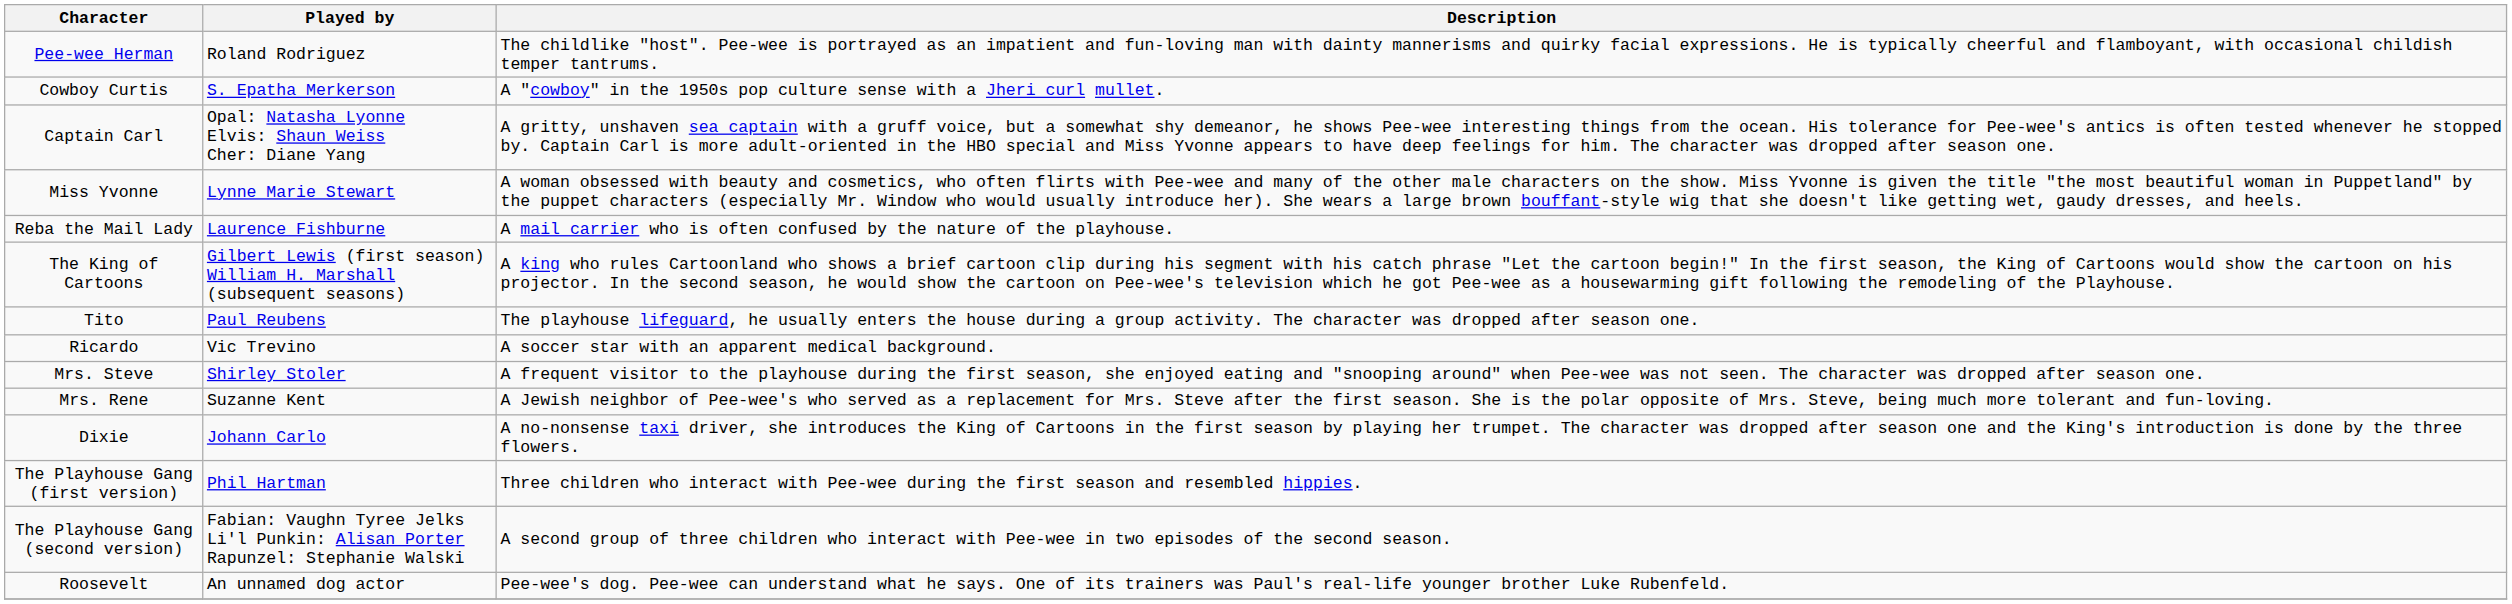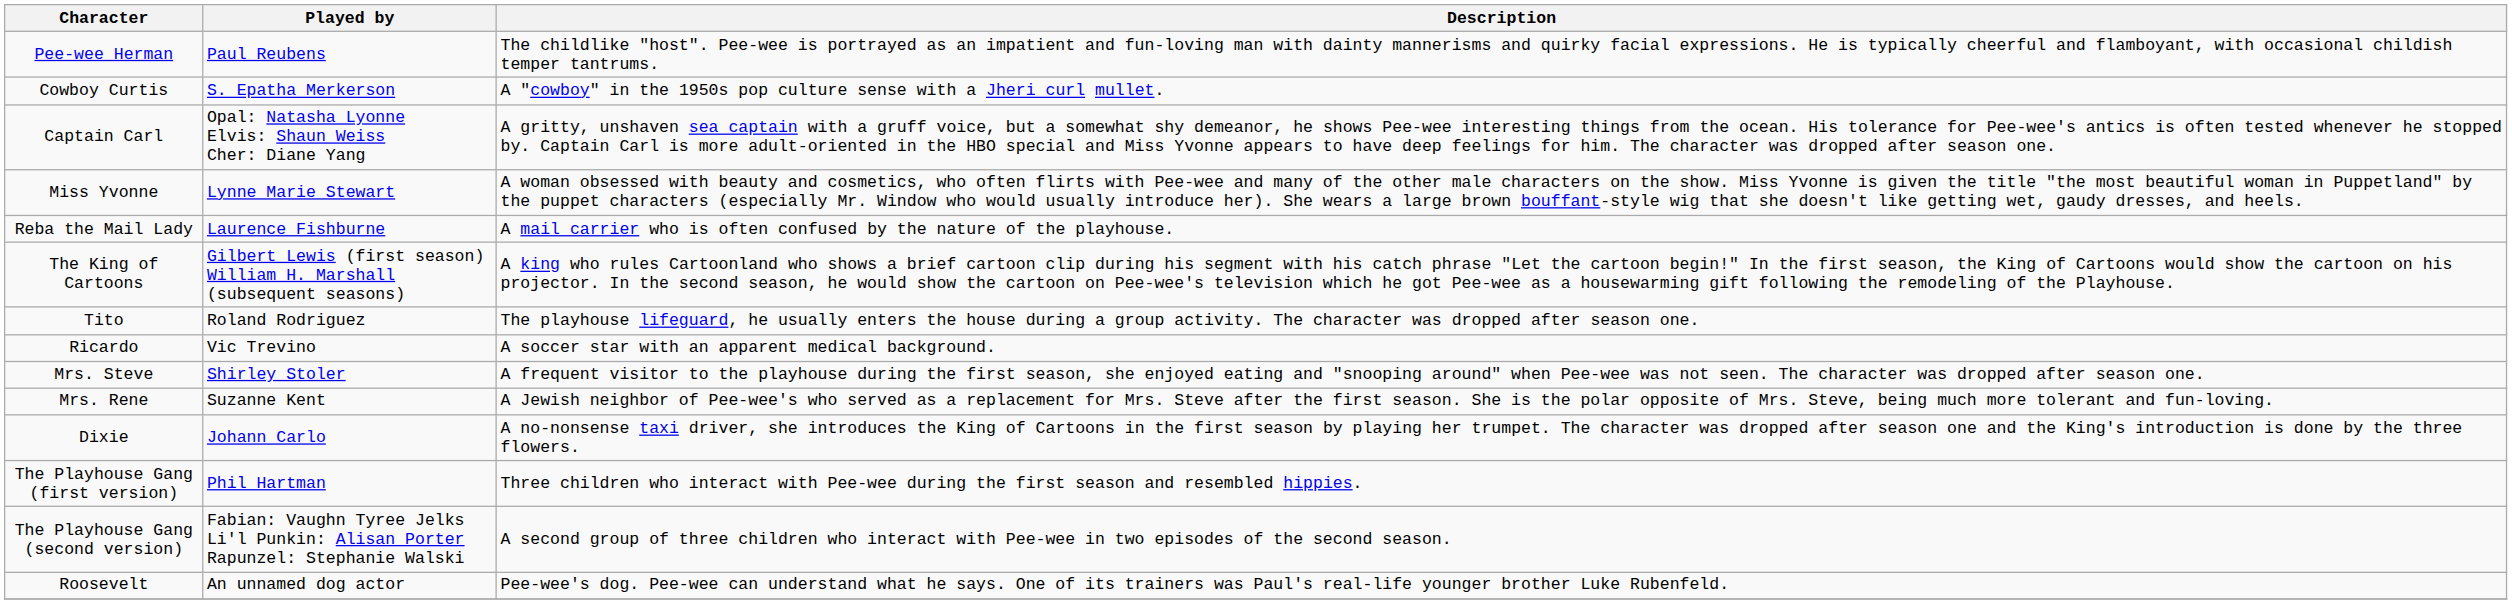(286, 55) Roland Rodriguez -> (266, 55) Paul Reubens
(266, 321) Paul Reubens -> (286, 321) Roland Rodriguez
